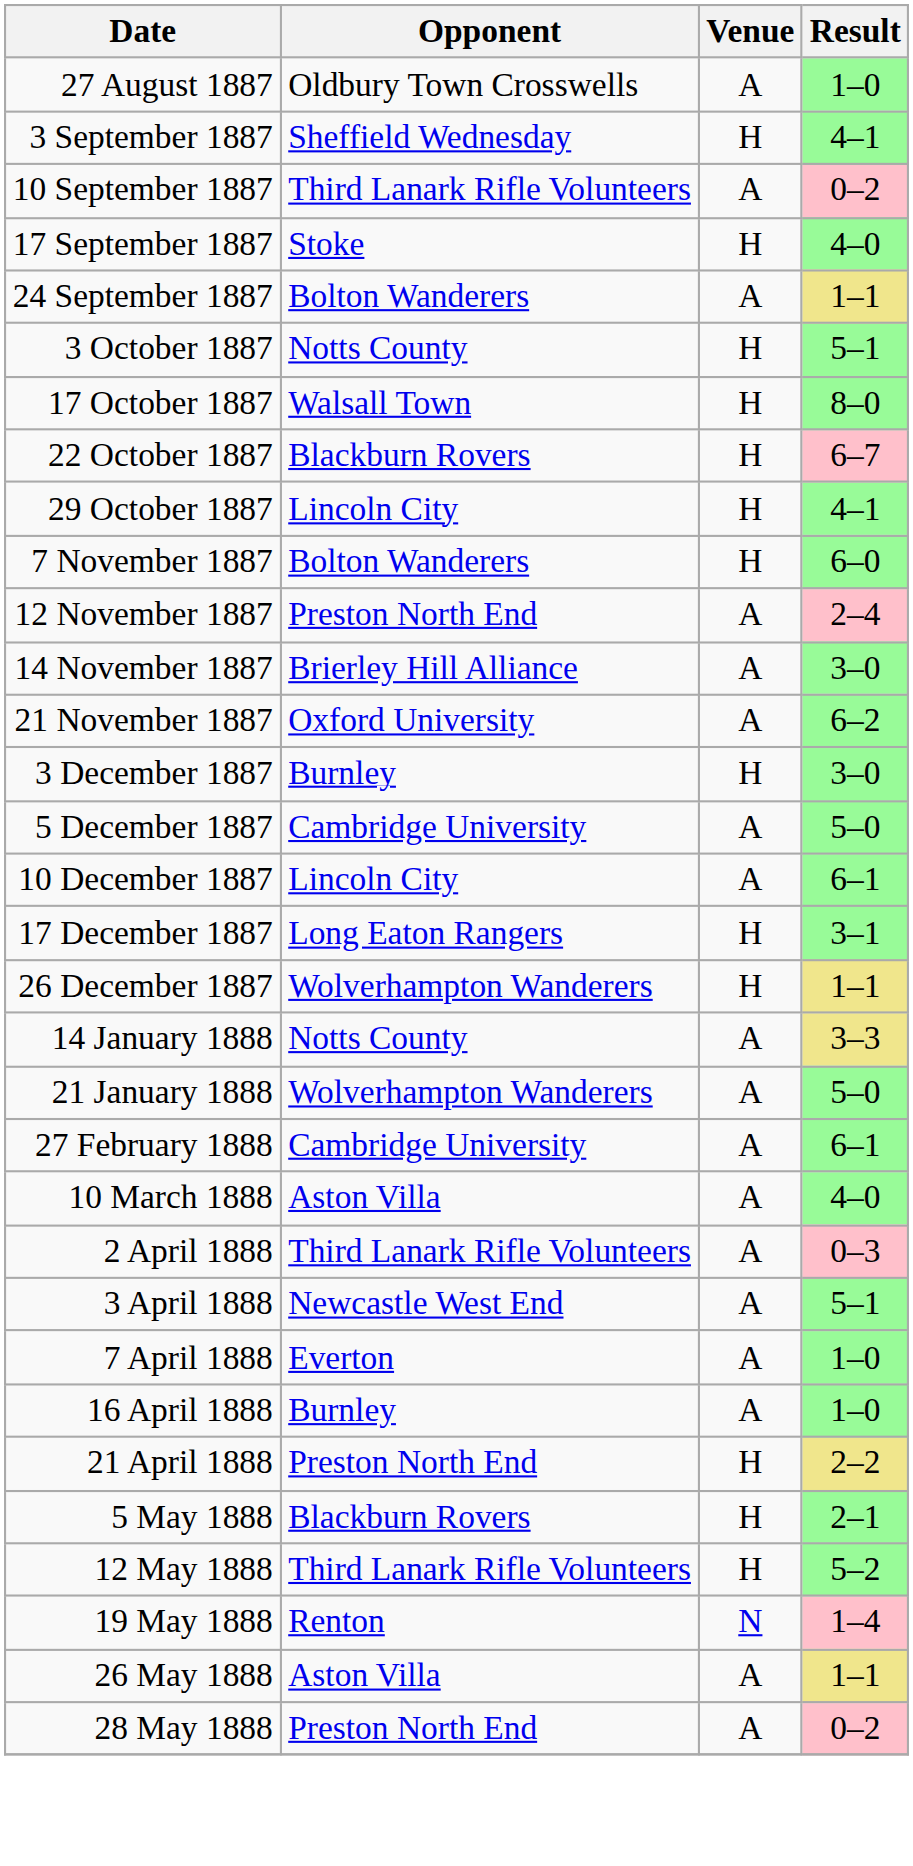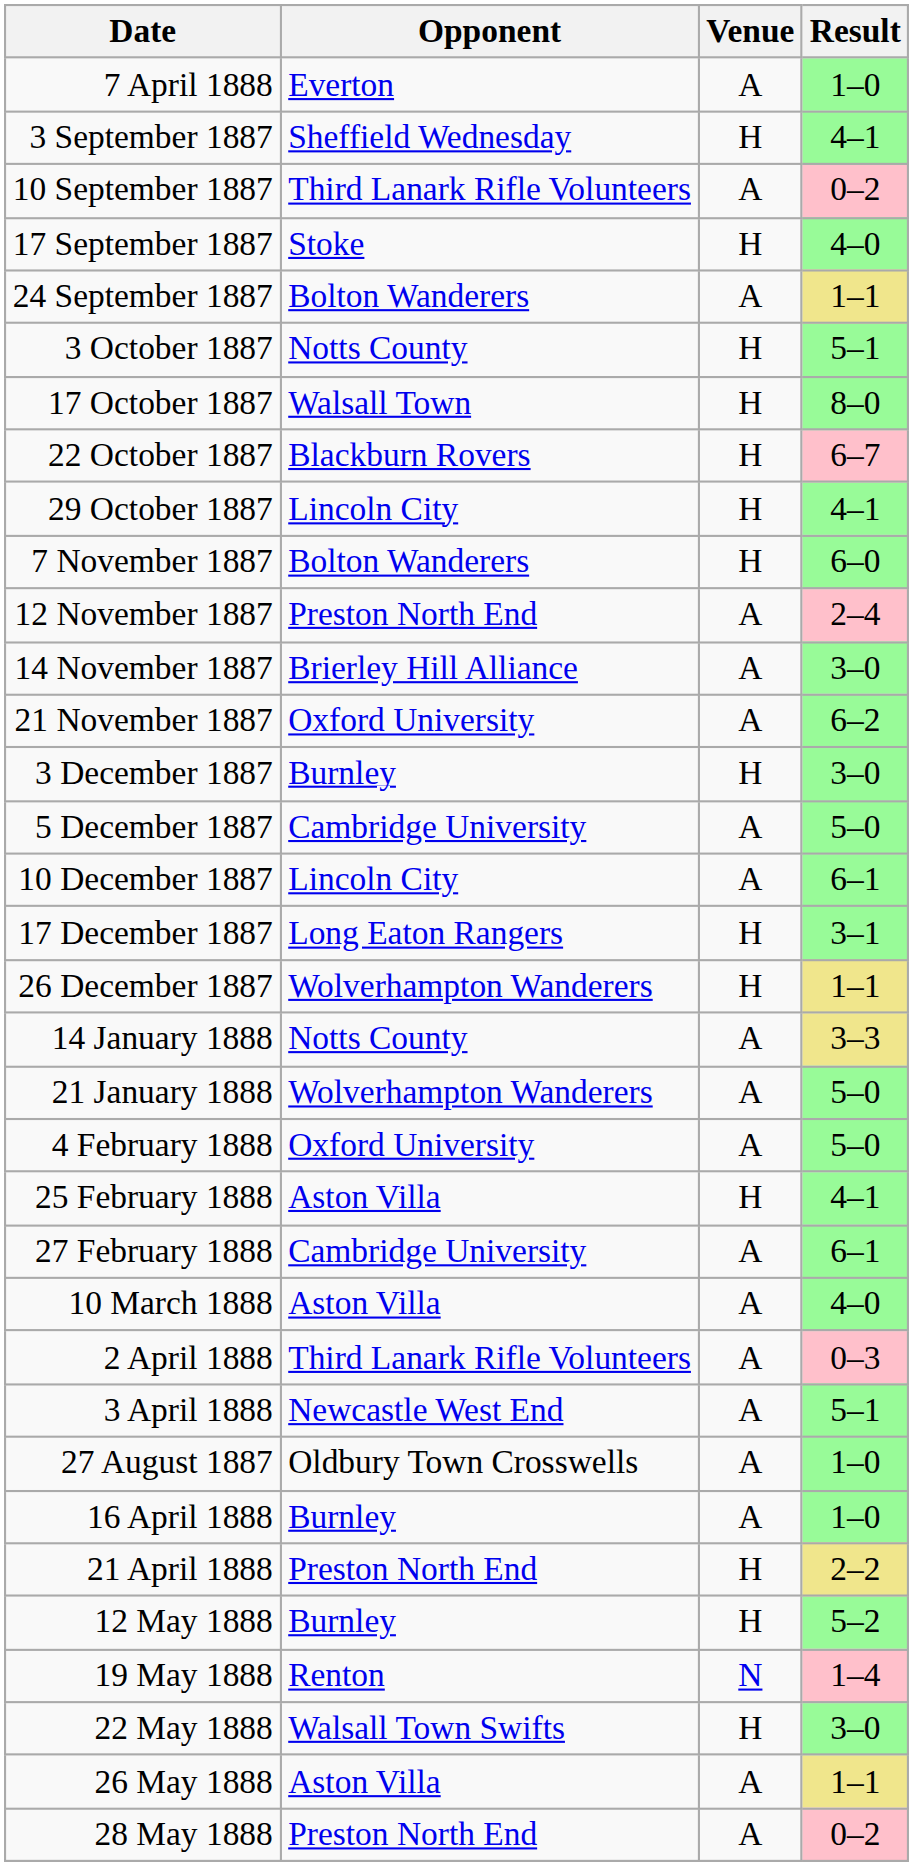rows swapped: (167, 84) <-> (188, 1356)
+ row: (162, 1144)
+ row: (154, 1197)
- row: (192, 1515)
(490, 1568) Third Lanark Rifle Volunteers -> (342, 1622) Burnley
+ row: (184, 1728)
